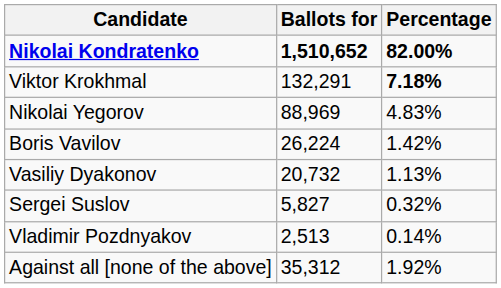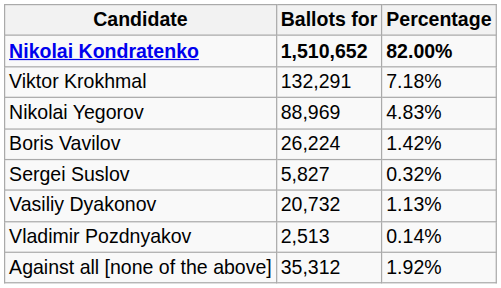(414, 81) bold -> (414, 81) normal
rows swapped: (83, 174) <-> (69, 205)
